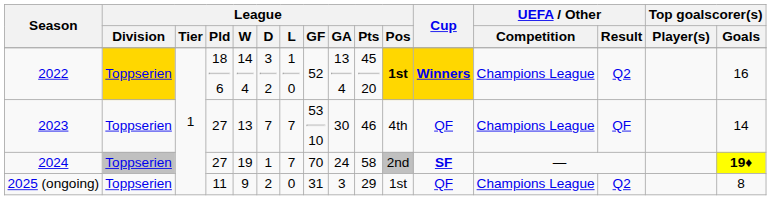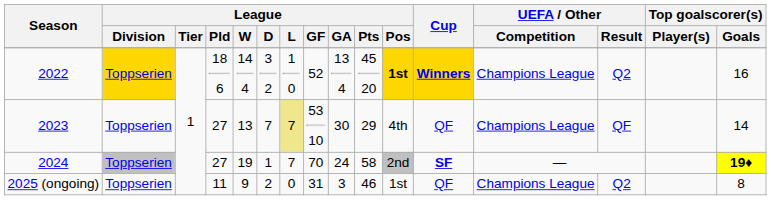(292, 125) no background -> (292, 125) khaki background
(369, 125) 46 -> (369, 125) 29
(369, 184) 29 -> (369, 184) 46
